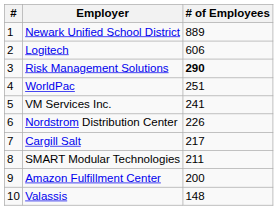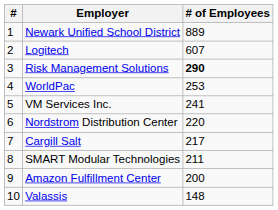(195, 50) 606 -> (195, 50) 607
(195, 86) 251 -> (195, 86) 253
(195, 123) 226 -> (195, 123) 220
